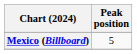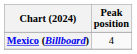(111, 40) 5 -> (111, 40) 4
